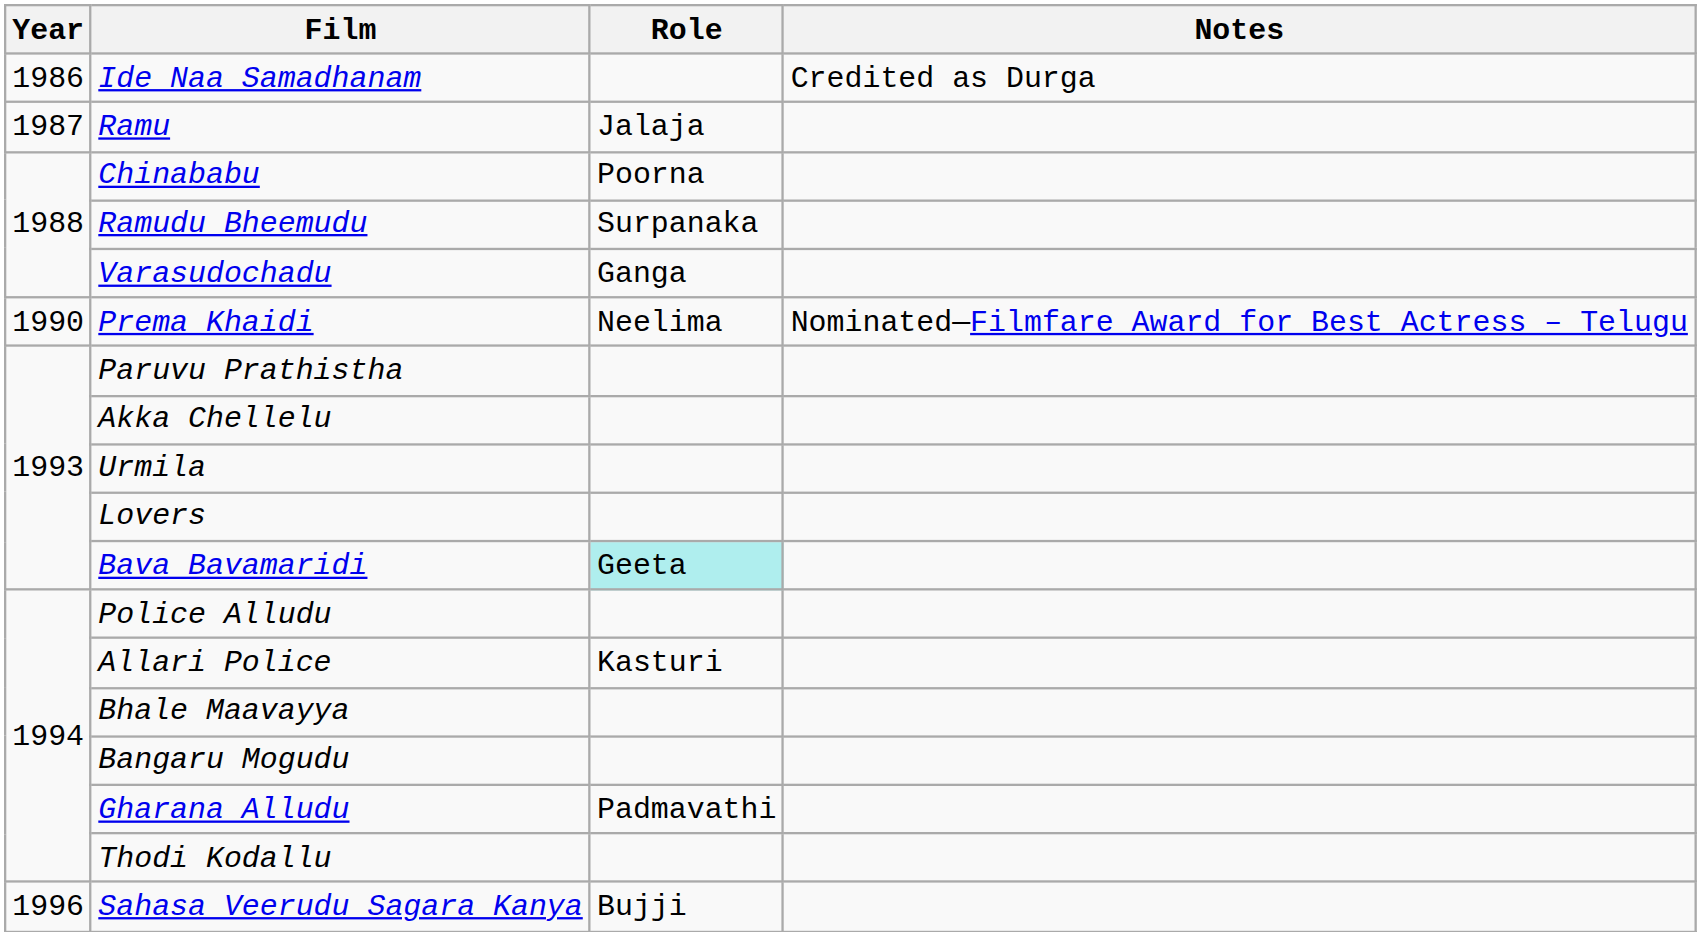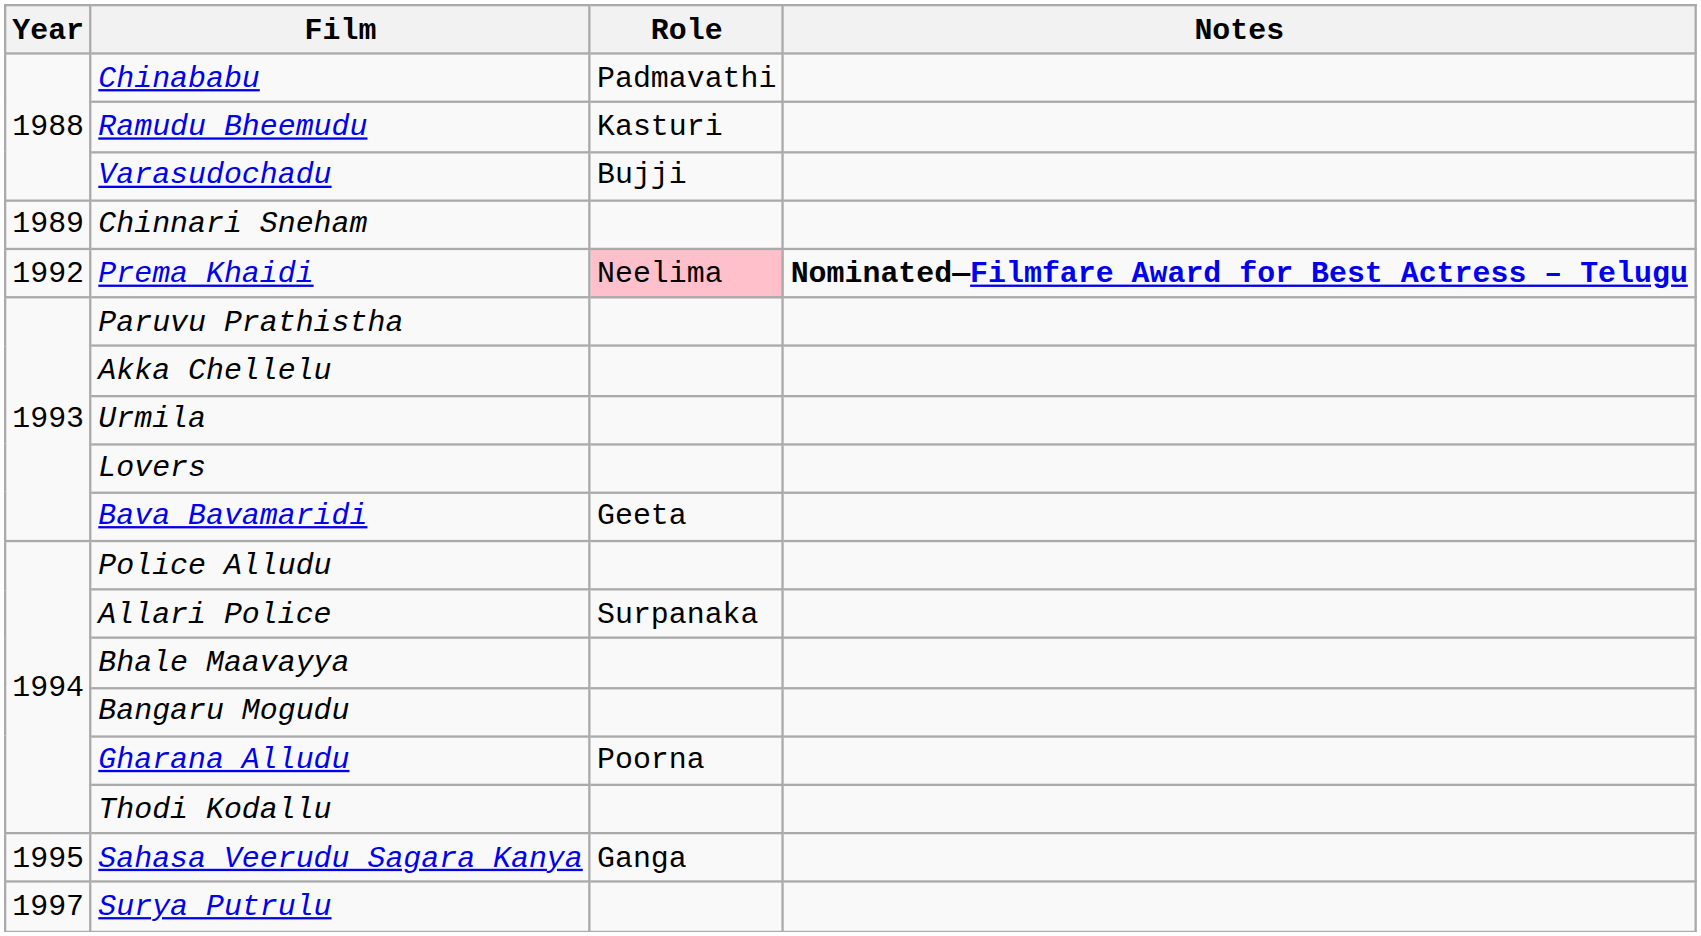- row: (260, 78)
- row: (134, 127)
(651, 176) Poorna -> (687, 78) Padmavathi
(678, 224) Surpanaka -> (660, 127) Kasturi
(642, 273) Ganga -> (642, 176) Bujji
+ row: (233, 224)
(48, 322) 1990 -> (48, 273) 1992
(660, 322) no background -> (660, 273) pink background
(1239, 322) normal -> (1239, 273) bold
(642, 566) paleturquoise background -> (642, 517) no background
(660, 663) Kasturi -> (678, 614) Surpanaka
(687, 809) Padmavathi -> (651, 760) Poorna
(48, 907) 1996 -> (48, 858) 1995
(642, 907) Bujji -> (642, 858) Ganga
+ row: (215, 907)
